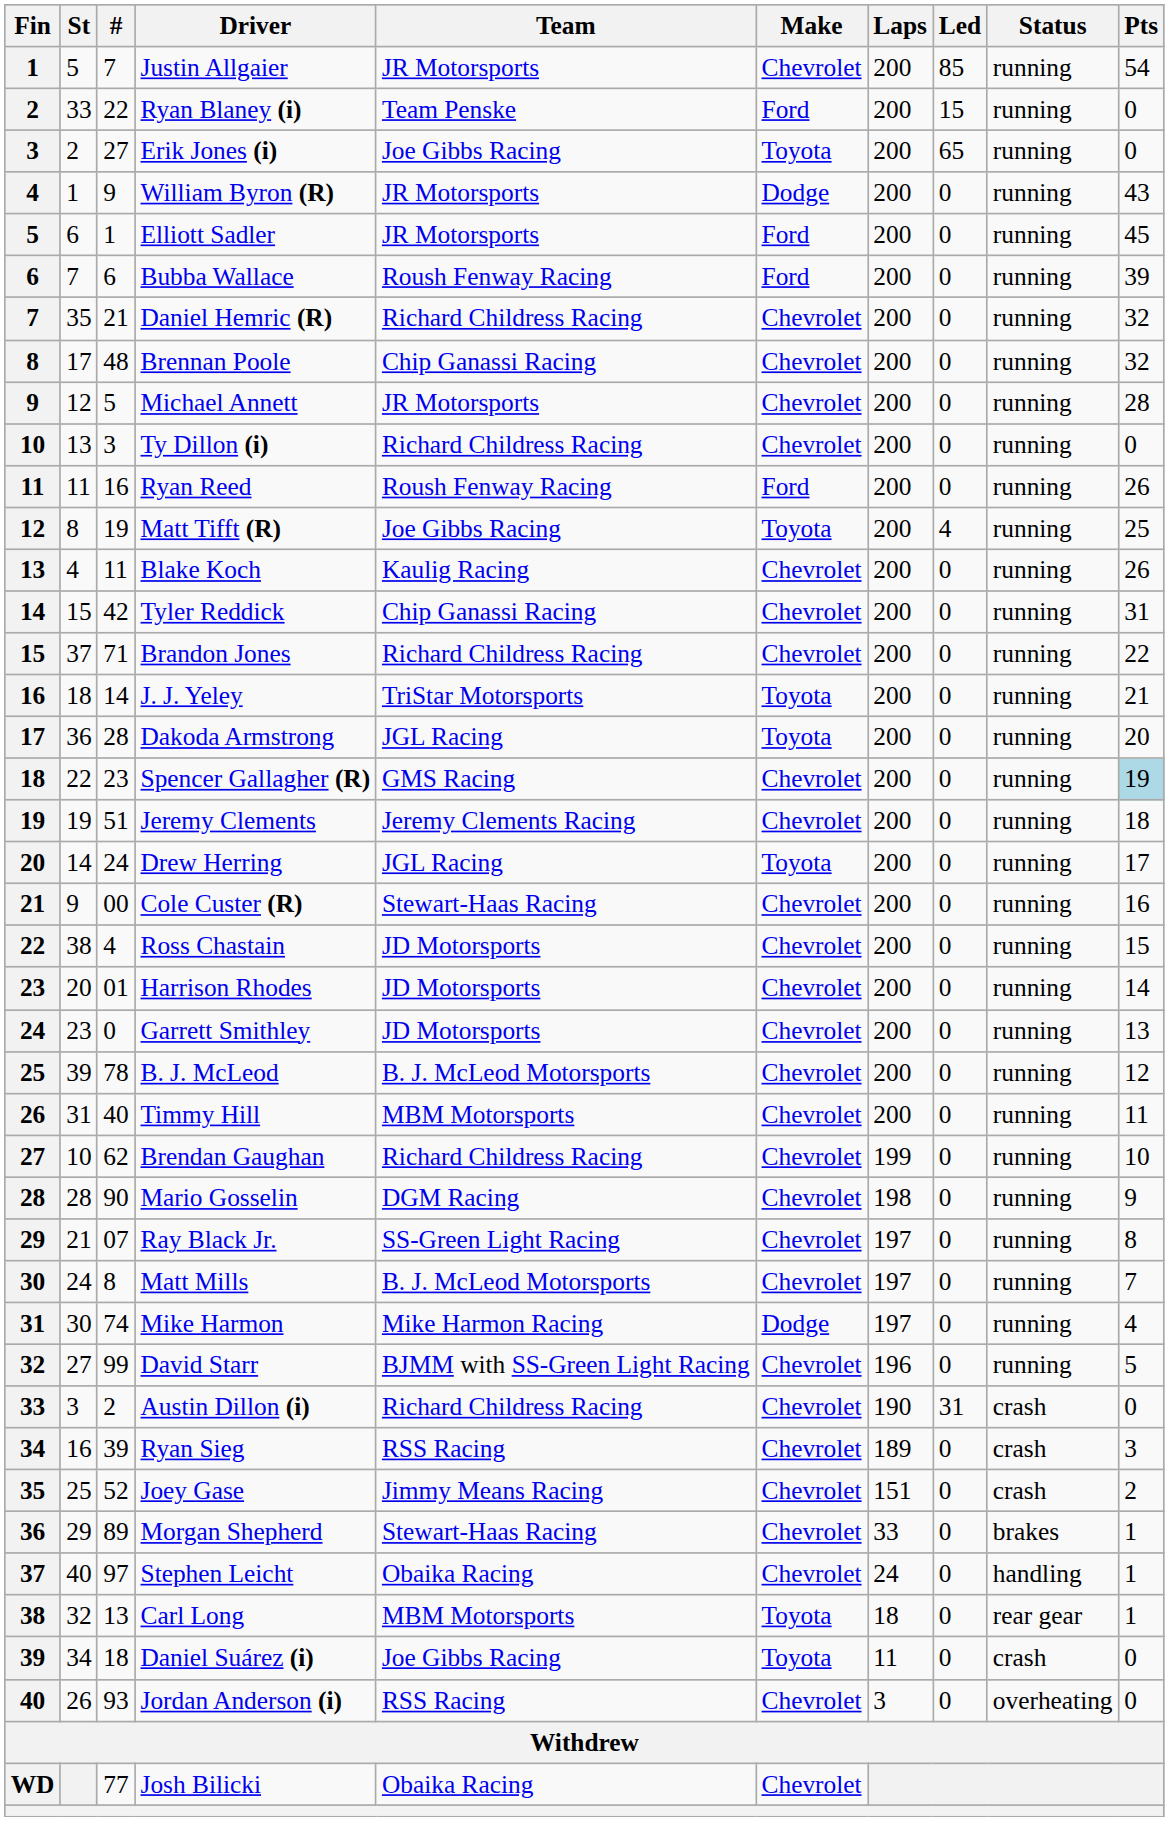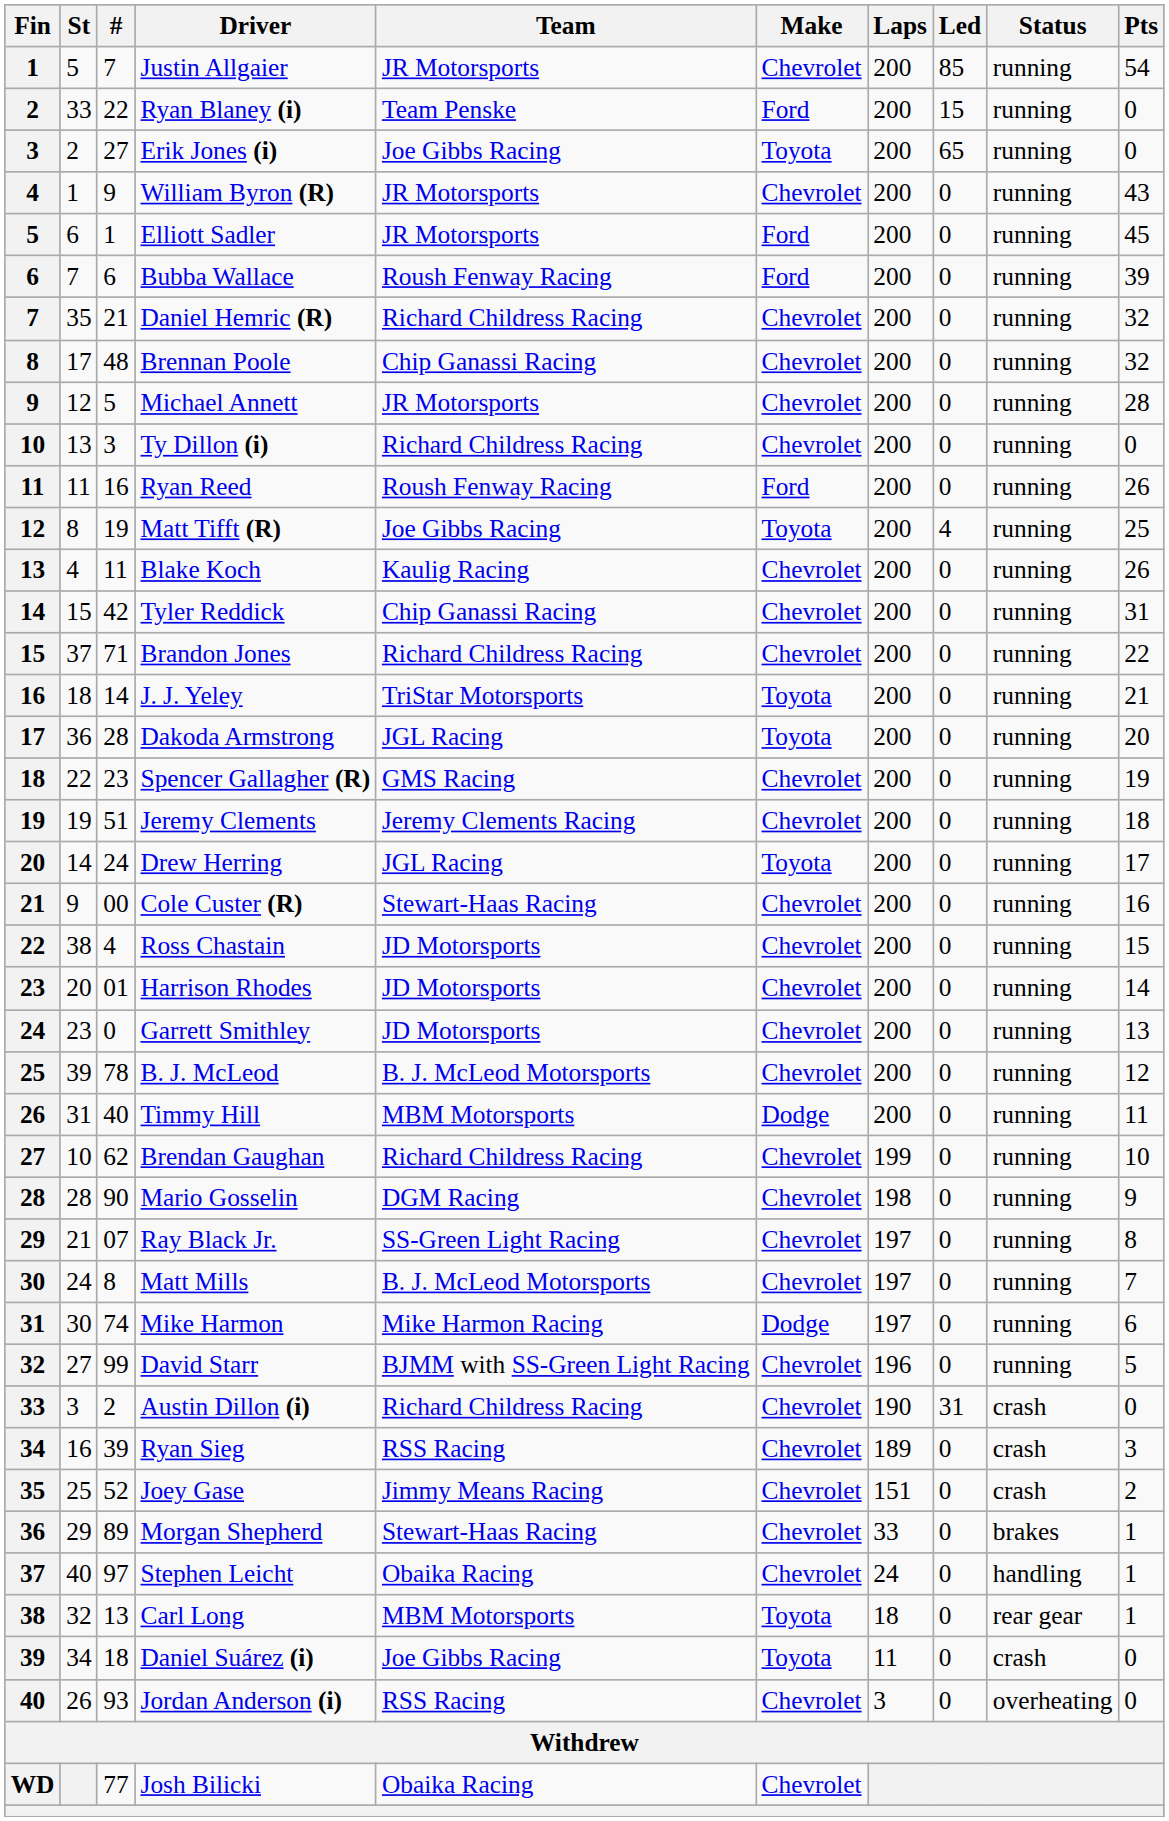(795, 193) Dodge -> (812, 193) Chevrolet
(1137, 778) lightblue background -> (1137, 778) no background
(812, 1113) Chevrolet -> (795, 1113) Dodge
(1131, 1323) 4 -> (1131, 1323) 6
